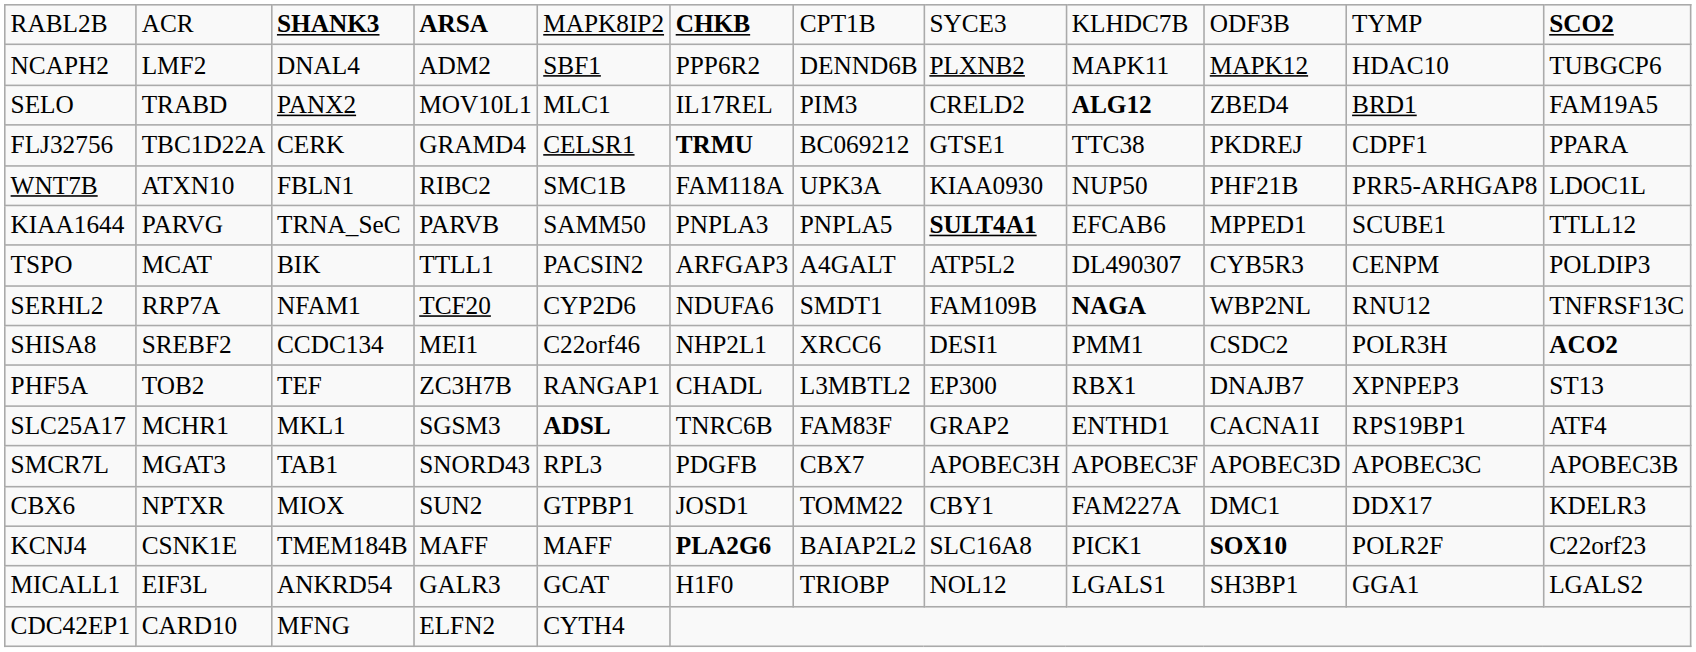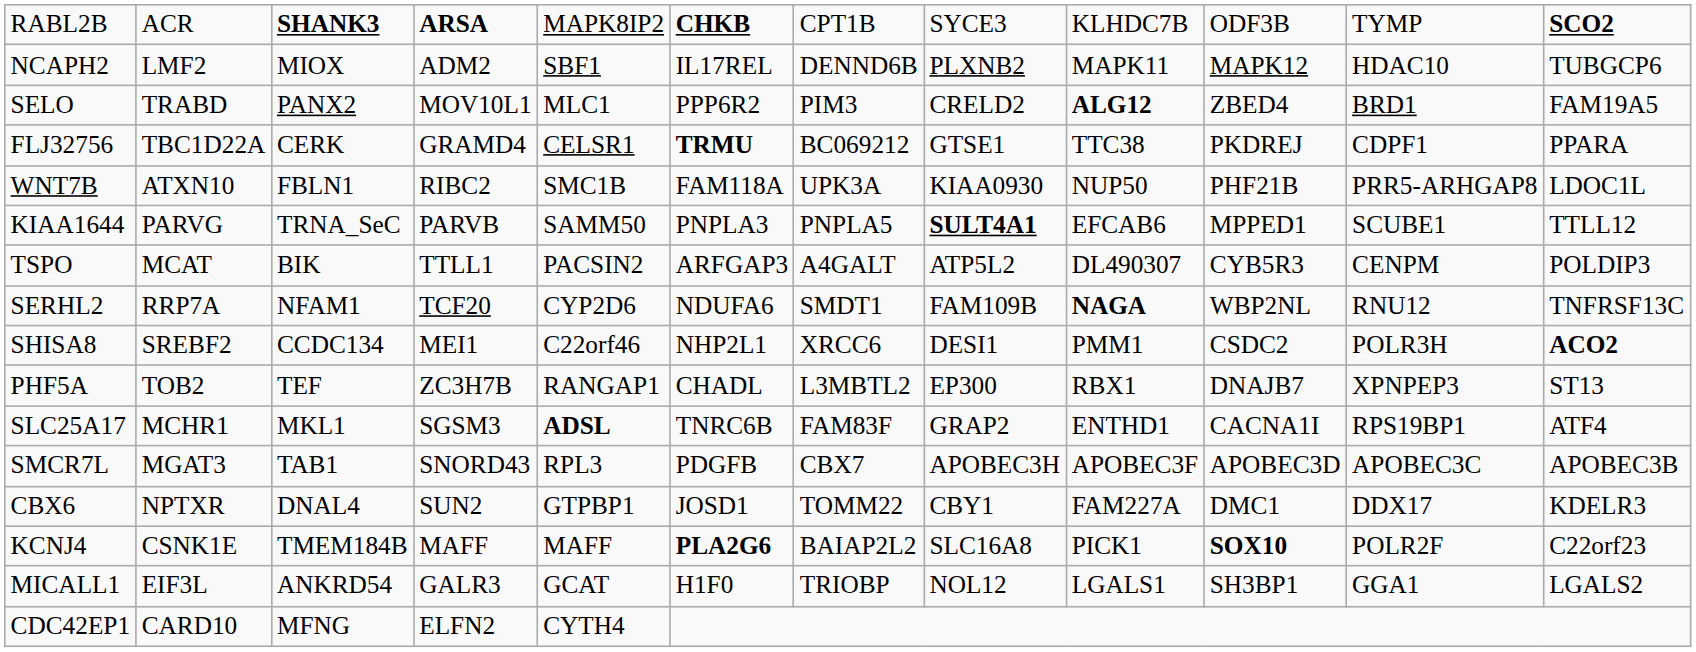(318, 64) DNAL4 -> (311, 64) MIOX
(718, 64) PPP6R2 -> (724, 64) IL17REL
(724, 104) IL17REL -> (718, 104) PPP6R2
(311, 505) MIOX -> (318, 505) DNAL4
